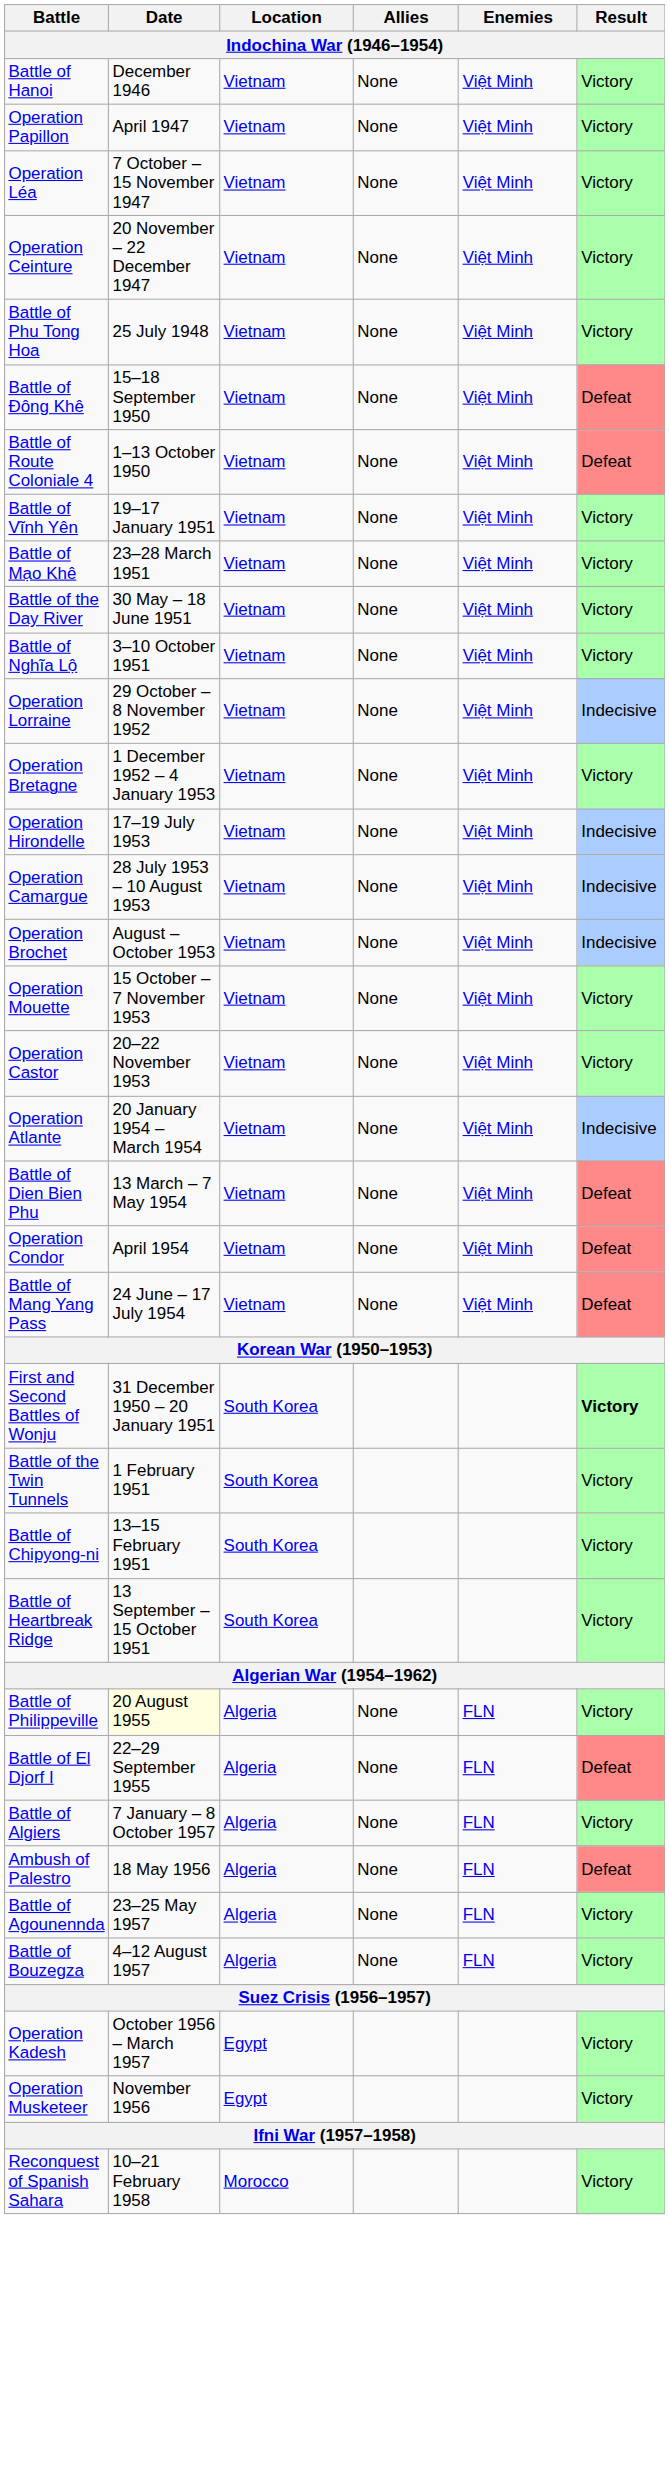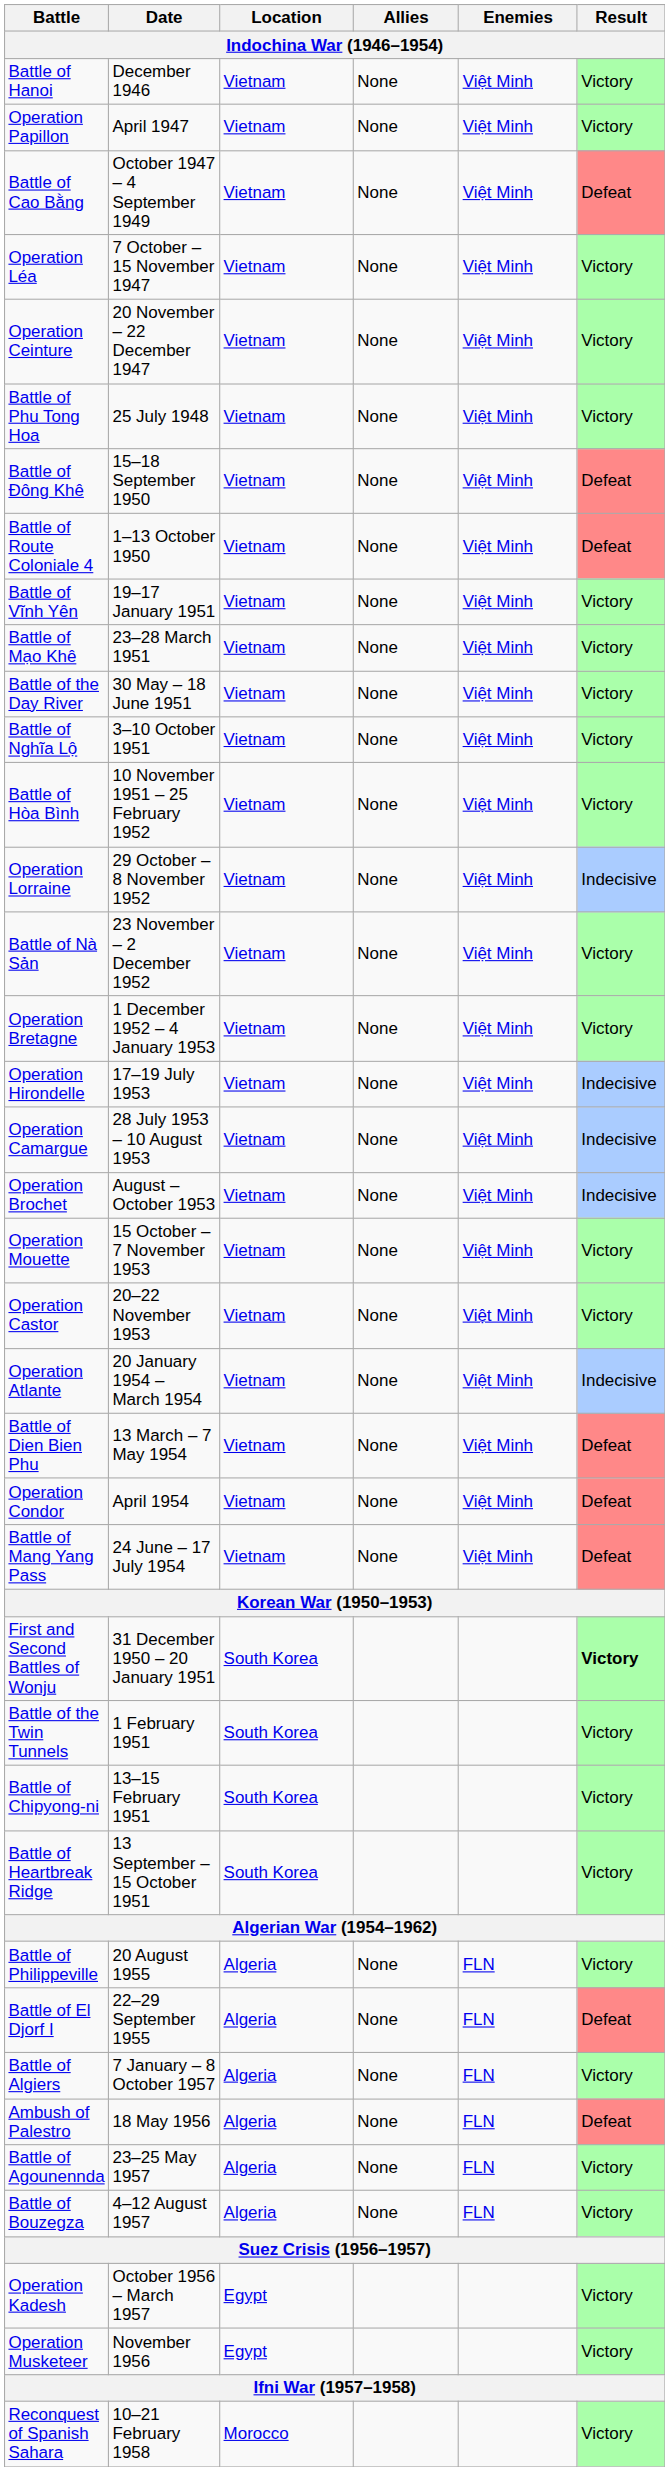+ row: (46, 192)
+ row: (44, 804)
+ row: (53, 953)
(150, 1712) lightyellow background -> (150, 1964) no background
